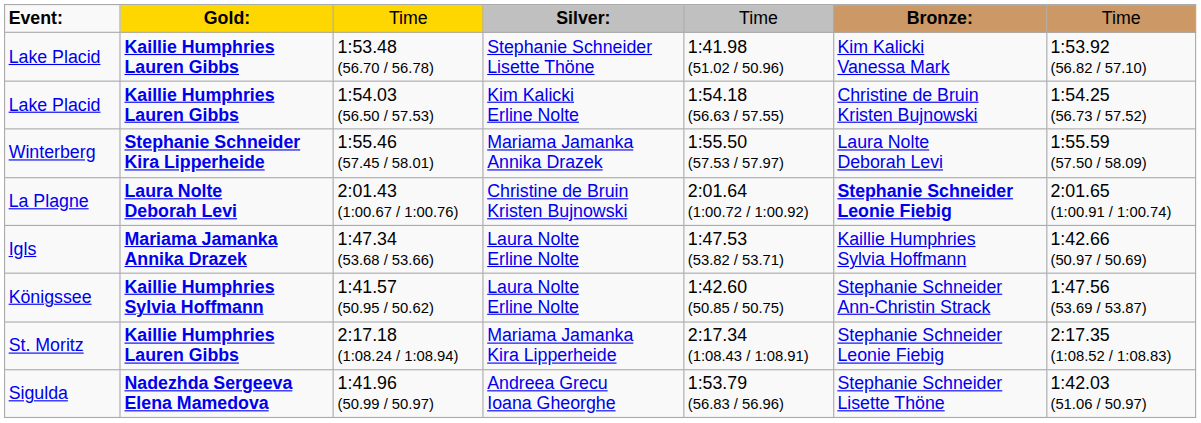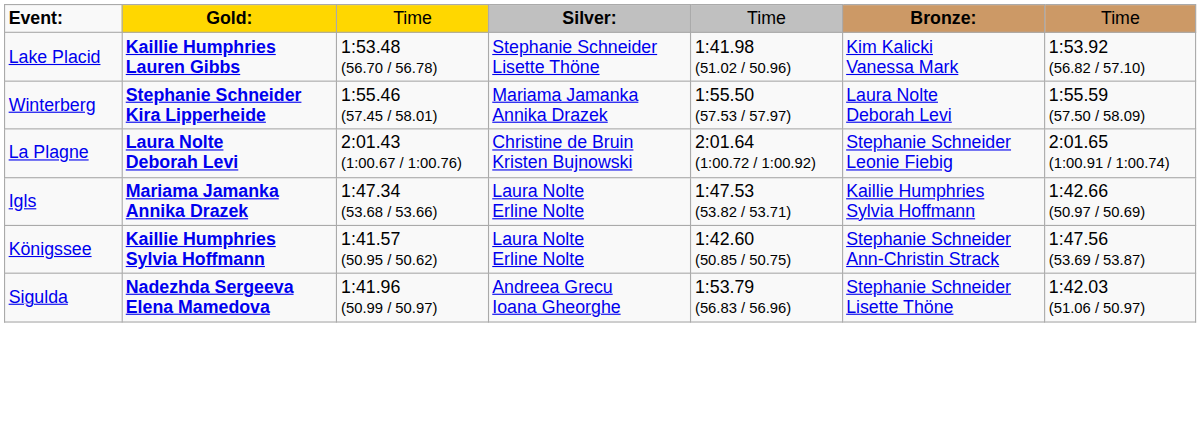- row: (386, 104)
(925, 201) bold -> (929, 153) normal
- row: (398, 345)
